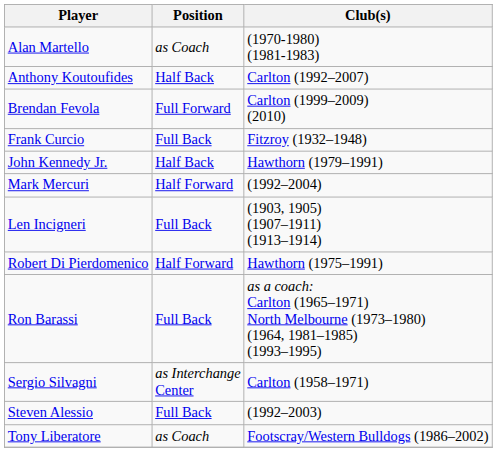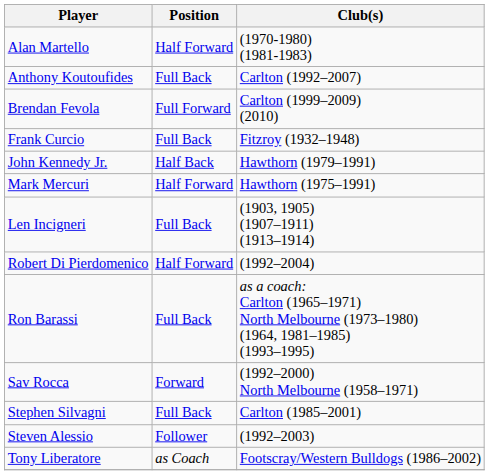(182, 46) as Coach -> (194, 46) Half Forward
(185, 77) Half Back -> (183, 77) Full Back
(284, 185) (1992–2004) -> (308, 185) Hawthorn (1975–1991)
(315, 263) Hawthorn (1975–1991) -> (277, 263) (1992–2004)
+ row: (38, 381)
- row: (52, 381)
+ row: (57, 412)
(183, 412) Full Back -> (181, 435) Follower
